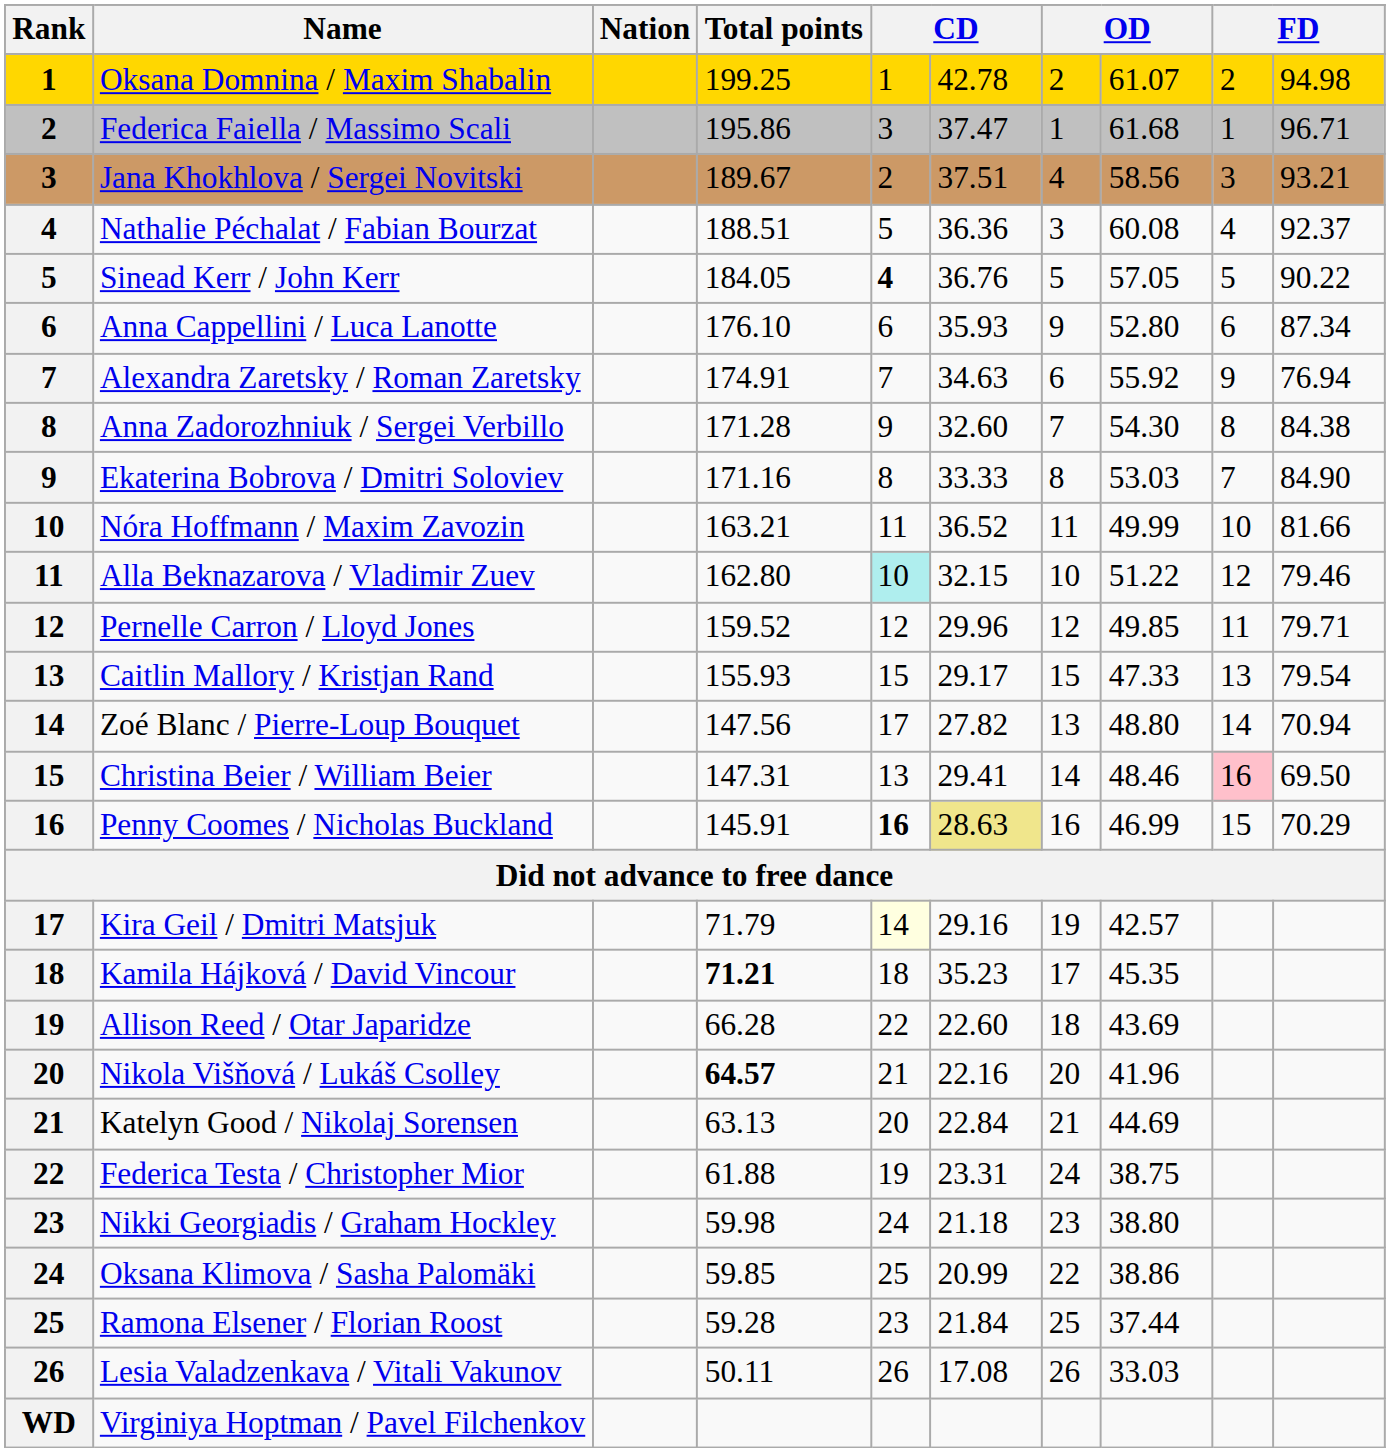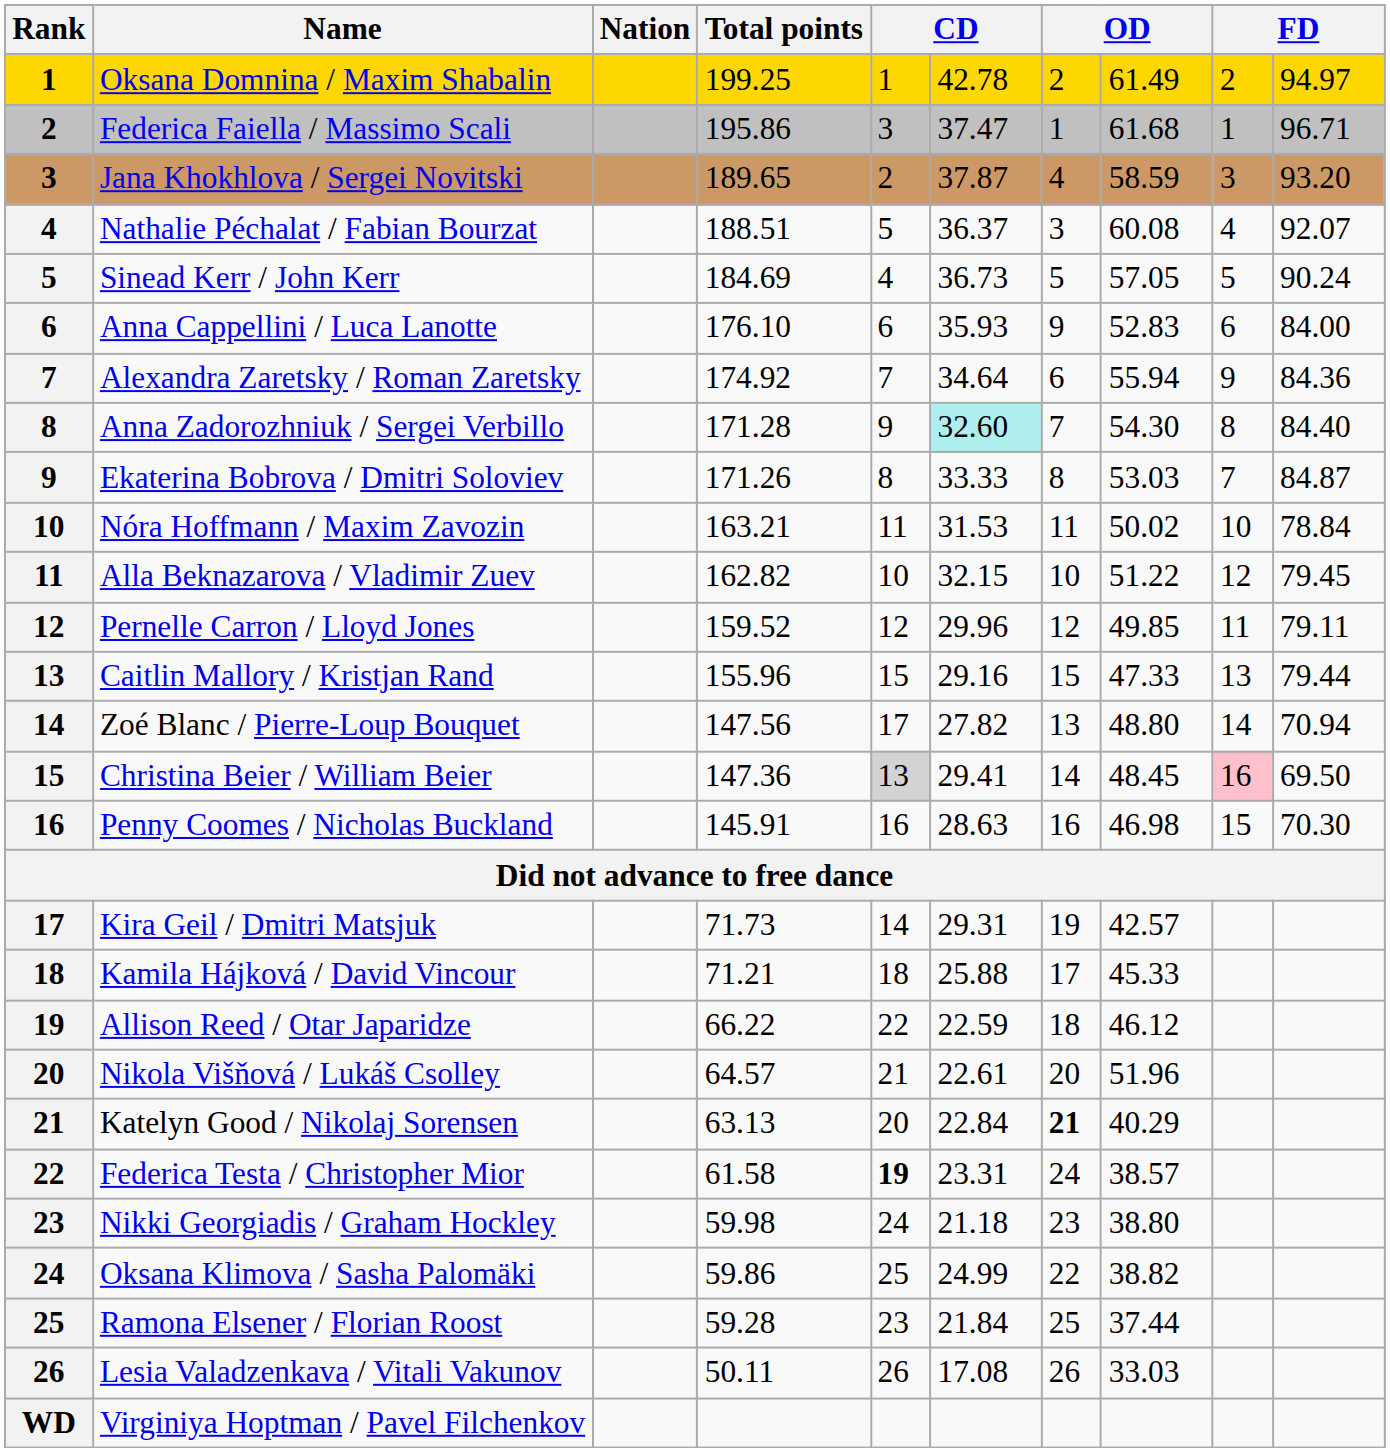(1144, 79) 61.07 -> (1144, 79) 61.49
(1315, 79) 94.98 -> (1315, 79) 94.97
(748, 178) 189.67 -> (748, 178) 189.65
(973, 178) 37.51 -> (973, 178) 37.87
(1144, 178) 58.56 -> (1144, 178) 58.59
(1315, 178) 93.21 -> (1315, 178) 93.20
(973, 228) 36.36 -> (973, 228) 36.37
(1315, 228) 92.37 -> (1315, 228) 92.07
(748, 278) 184.05 -> (748, 278) 184.69
(885, 278) bold -> (885, 278) normal
(973, 278) 36.76 -> (973, 278) 36.73
(1315, 278) 90.22 -> (1315, 278) 90.24
(1144, 327) 52.80 -> (1144, 327) 52.83
(1315, 327) 87.34 -> (1315, 327) 84.00
(748, 377) 174.91 -> (748, 377) 174.92
(973, 377) 34.63 -> (973, 377) 34.64
(1144, 377) 55.92 -> (1144, 377) 55.94
(1315, 377) 76.94 -> (1315, 377) 84.36
(973, 427) no background -> (973, 427) paleturquoise background
(1315, 427) 84.38 -> (1315, 427) 84.40
(748, 476) 171.16 -> (748, 476) 171.26
(1315, 476) 84.90 -> (1315, 476) 84.87
(973, 526) 36.52 -> (973, 526) 31.53
(1144, 526) 49.99 -> (1144, 526) 50.02
(1315, 526) 81.66 -> (1315, 526) 78.84
(748, 576) 162.80 -> (748, 576) 162.82
(893, 576) paleturquoise background -> (893, 576) no background
(1315, 576) 79.46 -> (1315, 576) 79.45
(1315, 626) 79.71 -> (1315, 626) 79.11
(748, 675) 155.93 -> (748, 675) 155.96
(973, 675) 29.17 -> (973, 675) 29.16
(1315, 675) 79.54 -> (1315, 675) 79.44
(748, 775) 147.31 -> (748, 775) 147.36
(893, 775) no background -> (893, 775) lightgrey background
(1144, 775) 48.46 -> (1144, 775) 48.45
(893, 825) bold -> (893, 825) normal
(973, 825) khaki background -> (973, 825) no background
(1144, 825) 46.99 -> (1144, 825) 46.98
(1315, 825) 70.29 -> (1315, 825) 70.30
(740, 924) 71.79 -> (740, 924) 71.73
(893, 924) lightyellow background -> (893, 924) no background
(973, 924) 29.16 -> (973, 924) 29.31
(740, 974) bold -> (740, 974) normal
(973, 974) 35.23 -> (973, 974) 25.88
(1144, 974) 45.35 -> (1144, 974) 45.33
(740, 1024) 66.28 -> (740, 1024) 66.22
(973, 1024) 22.60 -> (973, 1024) 22.59
(1144, 1024) 43.69 -> (1144, 1024) 46.12
(740, 1073) bold -> (740, 1073) normal
(973, 1073) 22.16 -> (973, 1073) 22.61
(1144, 1073) 41.96 -> (1144, 1073) 51.96
(1064, 1123) normal -> (1064, 1123) bold
(1144, 1123) 44.69 -> (1144, 1123) 40.29
(740, 1173) 61.88 -> (740, 1173) 61.58
(893, 1173) normal -> (893, 1173) bold
(1144, 1173) 38.75 -> (1144, 1173) 38.57
(740, 1272) 59.85 -> (740, 1272) 59.86
(973, 1272) 20.99 -> (973, 1272) 24.99
(1144, 1272) 38.86 -> (1144, 1272) 38.82
